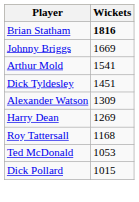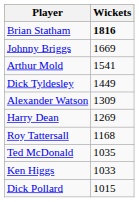(104, 83) 1451 -> (104, 83) 1449
(104, 153) 1053 -> (104, 153) 1035
+ row: (31, 170)
